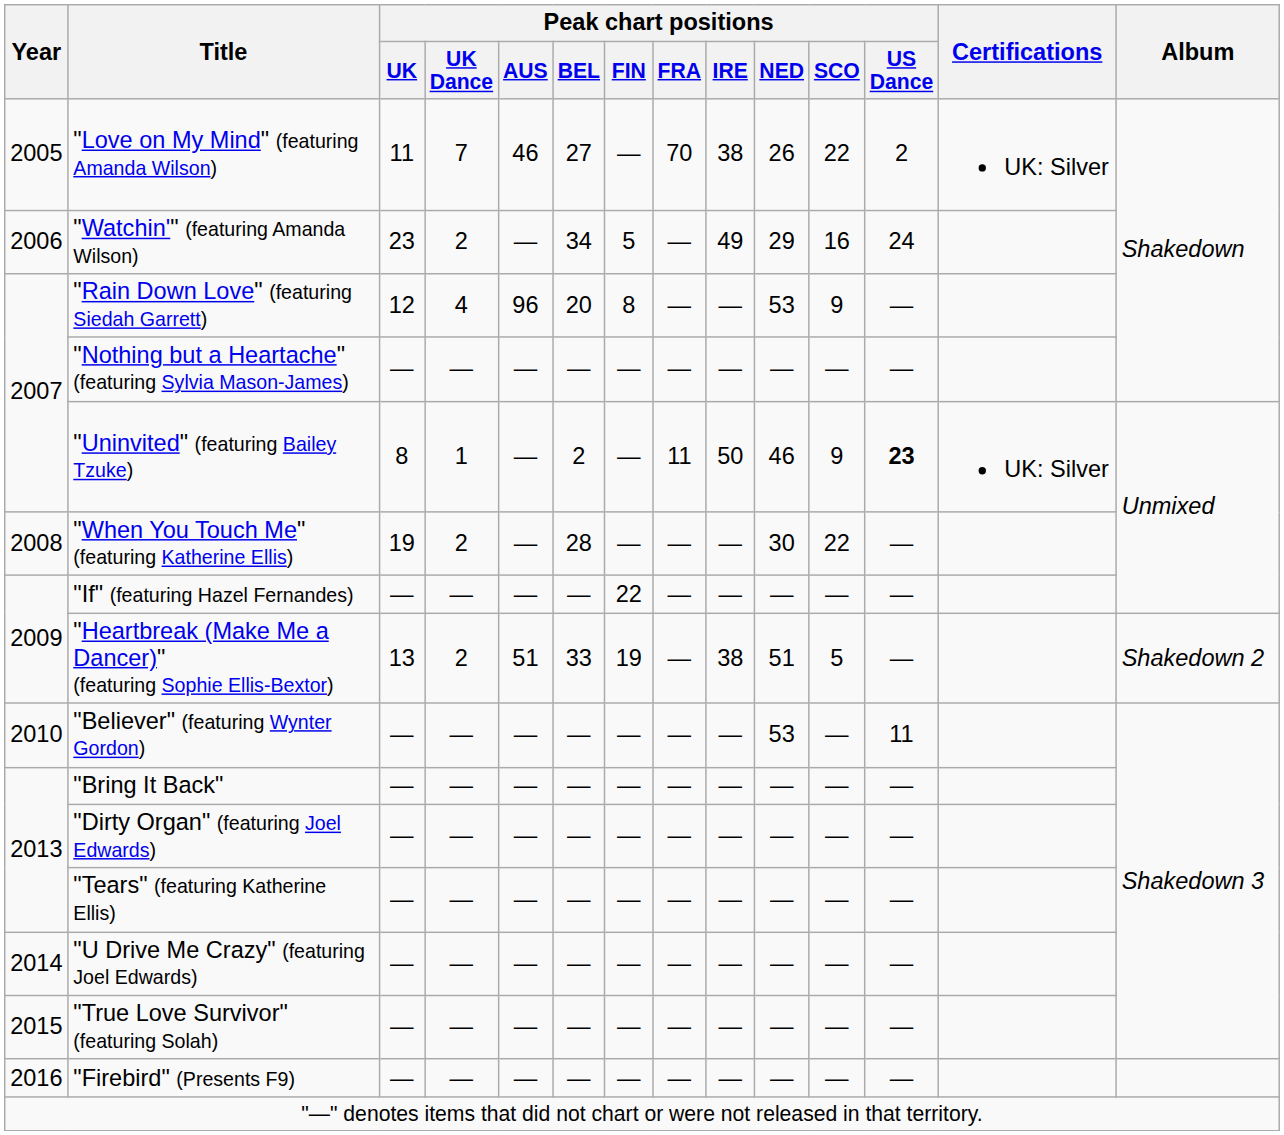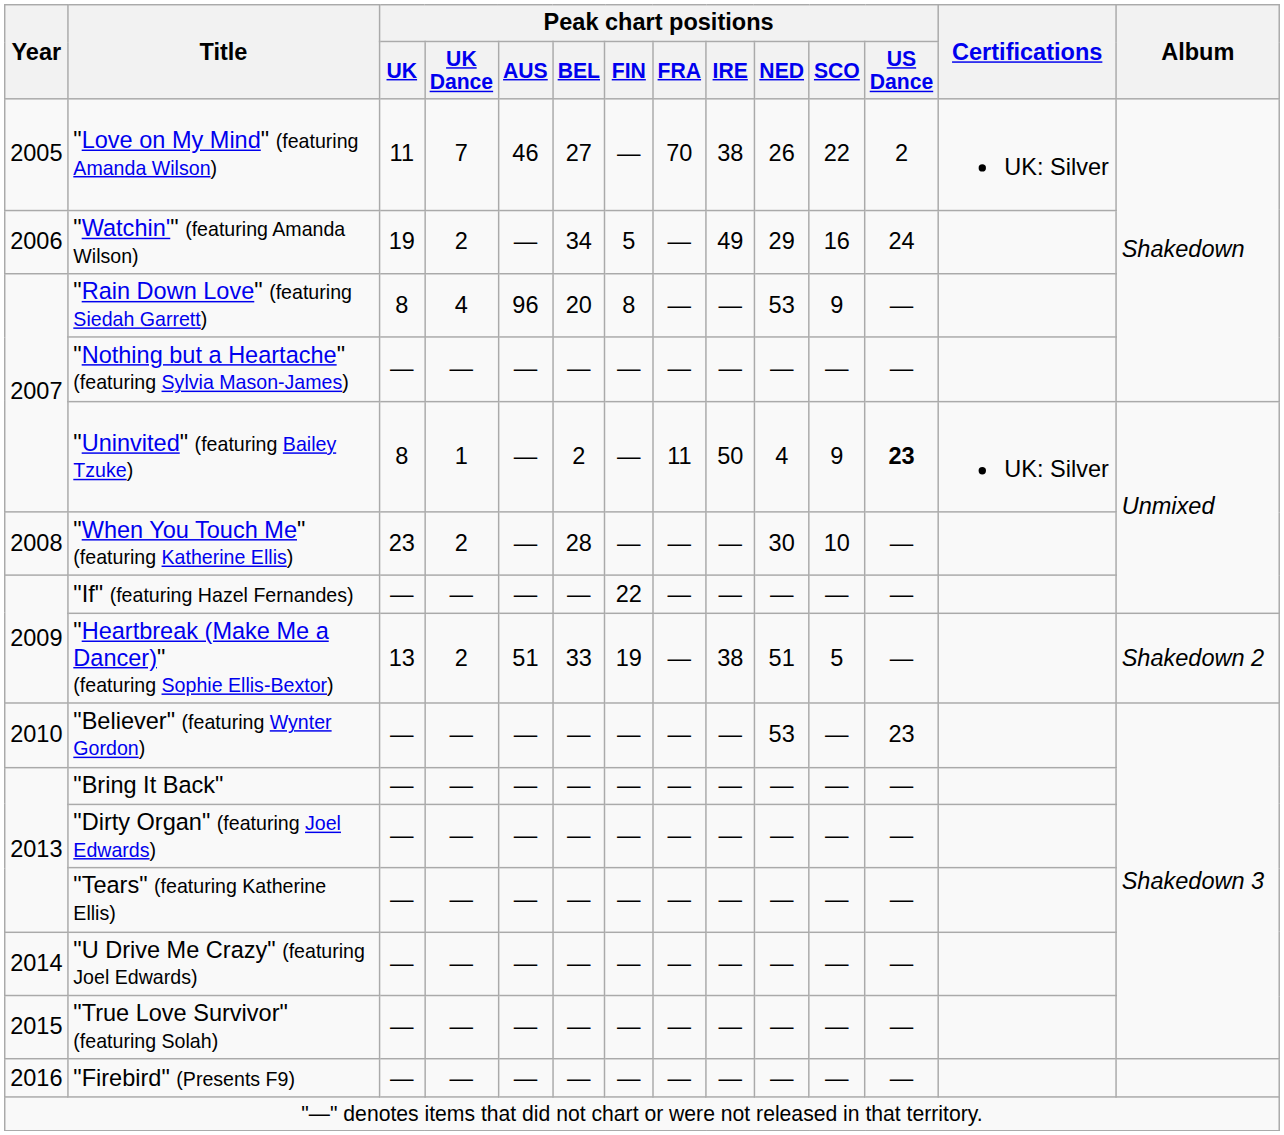(402, 241) 23 -> (402, 241) 19
(402, 305) 12 -> (402, 305) 8
(782, 456) 46 -> (782, 456) 4
(402, 543) 19 -> (402, 543) 23
(837, 543) 22 -> (837, 543) 10
(901, 734) 11 -> (901, 734) 23
